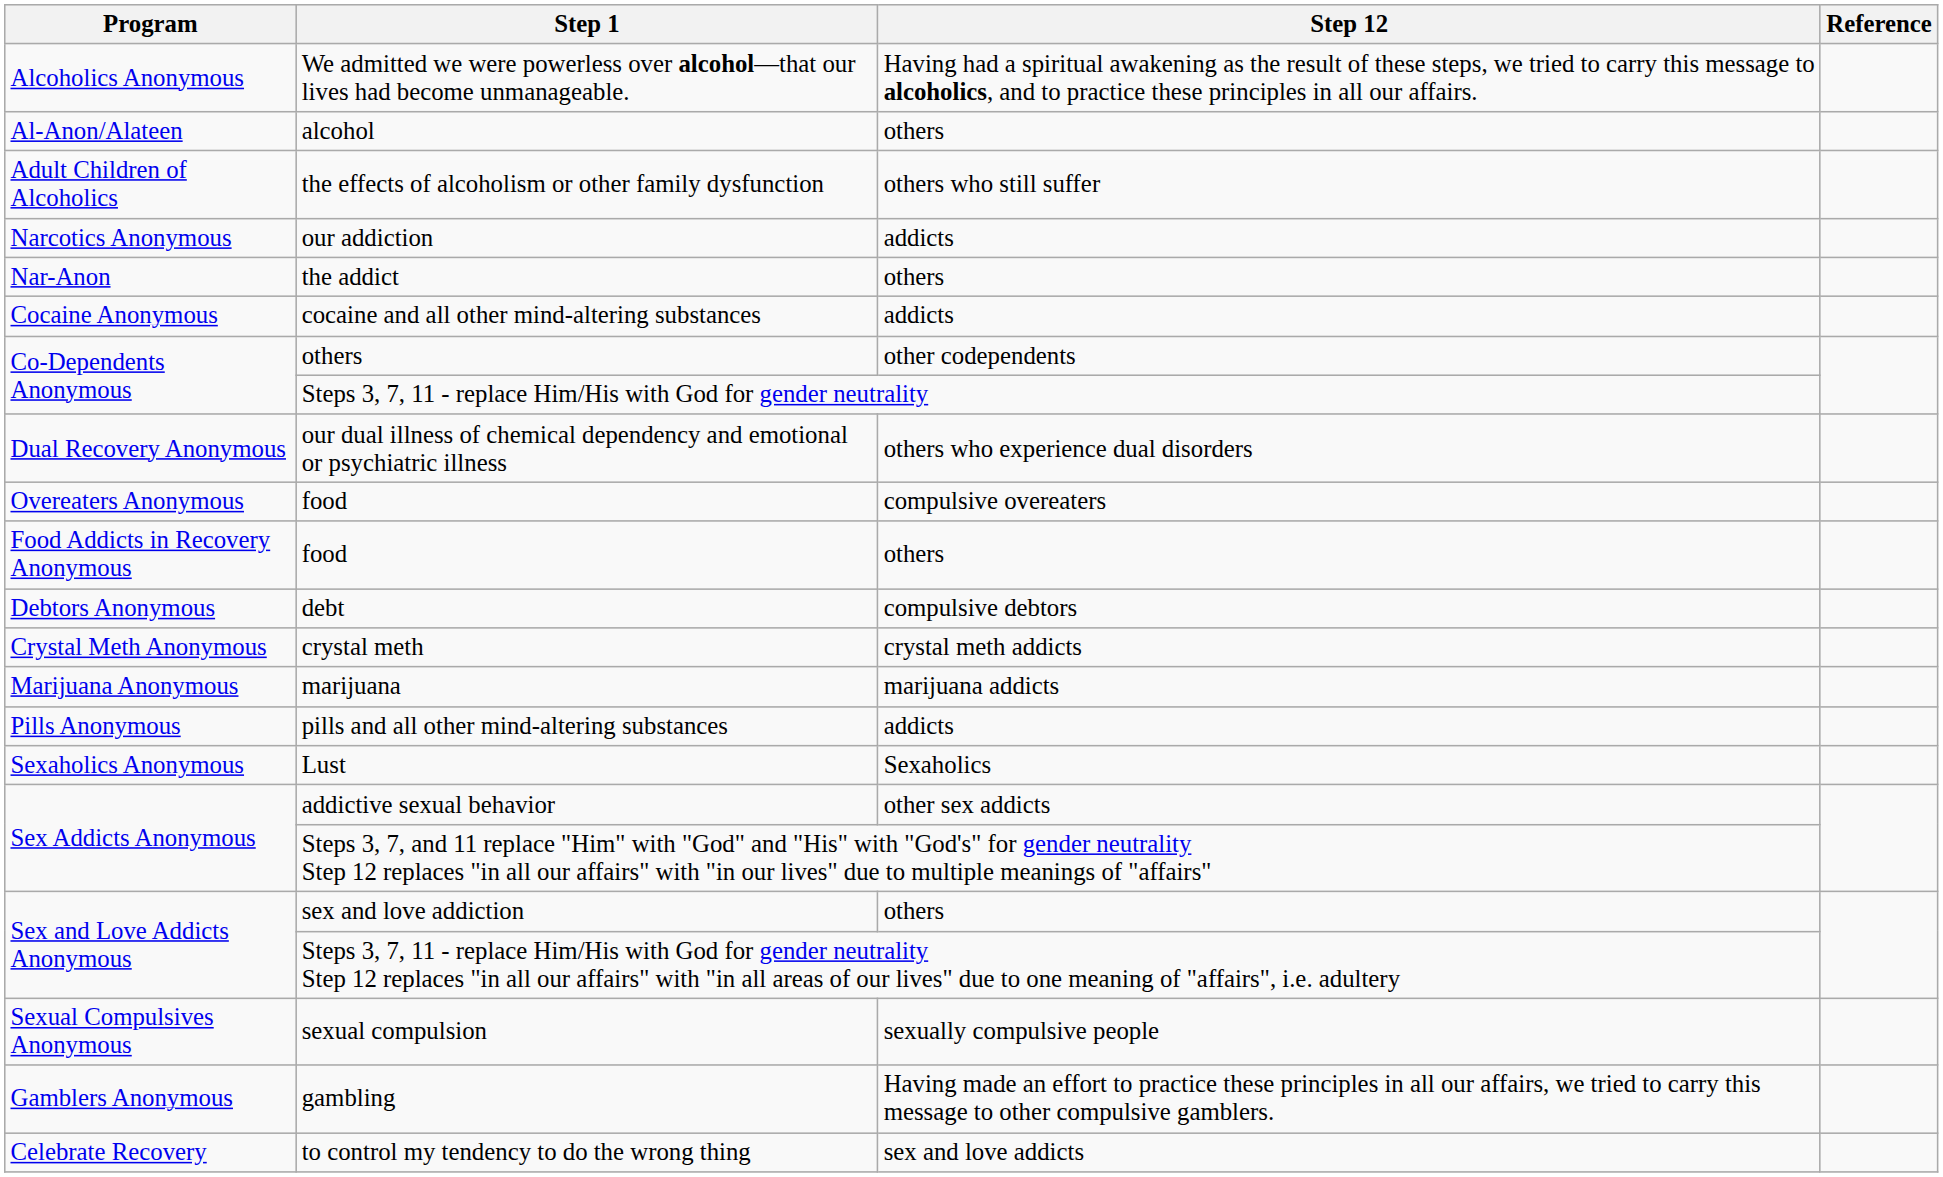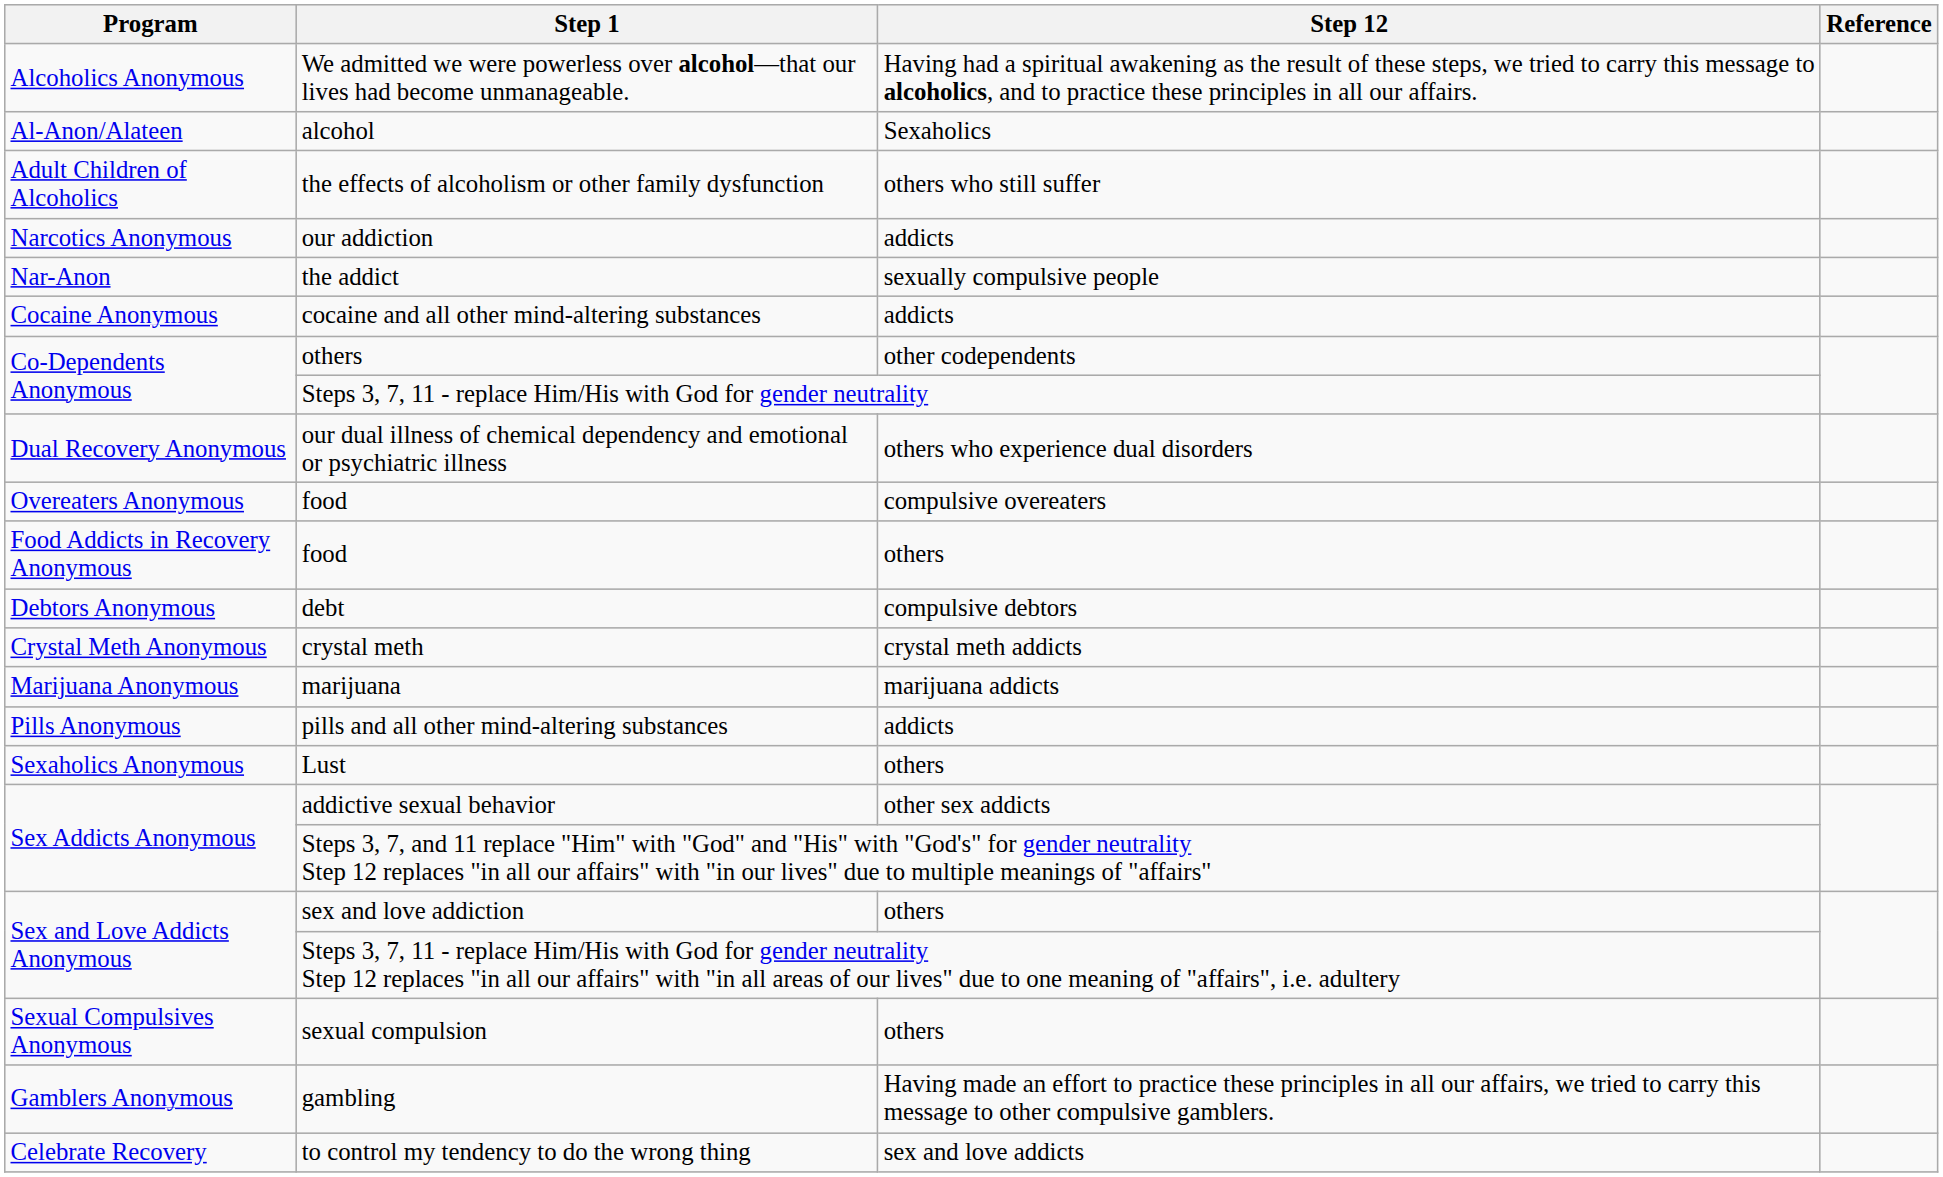(914, 130) others -> (937, 130) Sexaholics
(914, 276) others -> (1021, 276) sexually compulsive people
(937, 765) Sexaholics -> (914, 765) others
(1021, 1031) sexually compulsive people -> (914, 1031) others
